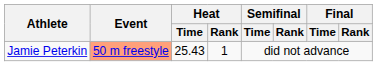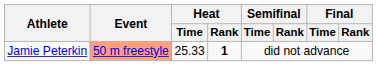(190, 52) 25.43 -> (190, 52) 25.33
(224, 52) normal -> (224, 52) bold
